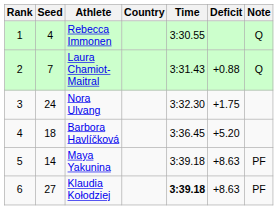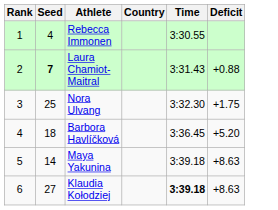- column: (259, 12)
(50, 70) normal -> (50, 70) bold
(50, 104) 24 -> (50, 104) 25
